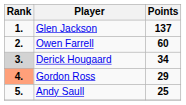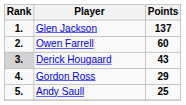(163, 60) 34 -> (163, 60) 43
(19, 76) lightsalmon background -> (19, 76) no background
